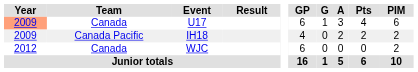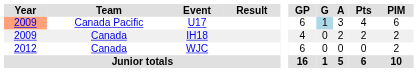(109, 23) Canada -> (109, 23) Canada Pacific
(325, 23) no background -> (325, 23) lightblue background
(109, 36) Canada Pacific -> (109, 36) Canada
